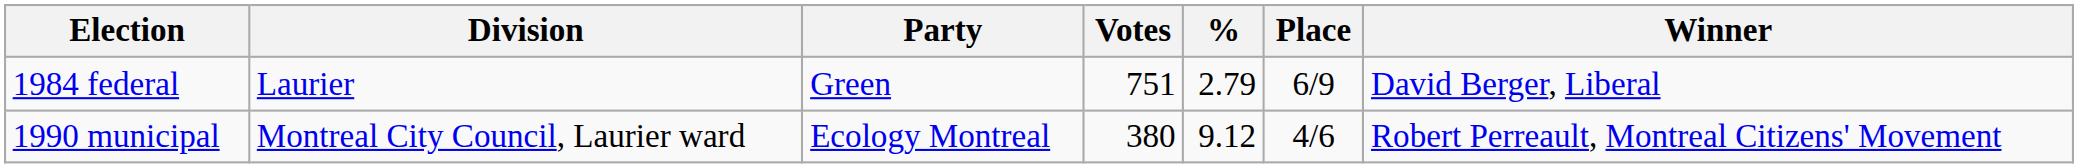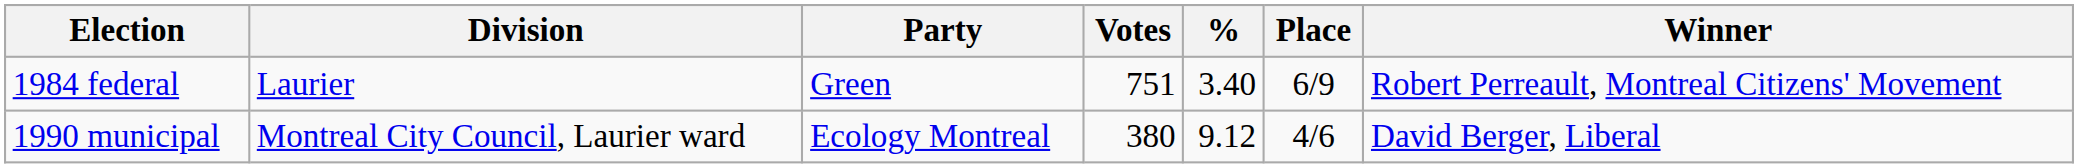(1227, 83) 2.79 -> (1227, 83) 3.40
(1516, 83) David Berger, Liberal -> (1686, 83) Robert Perreault, Montreal Citizens' Movement
(1686, 135) Robert Perreault, Montreal Citizens' Movement -> (1516, 135) David Berger, Liberal
